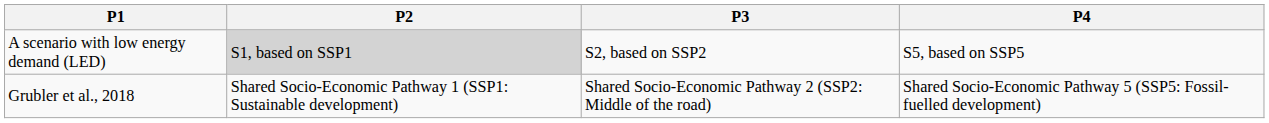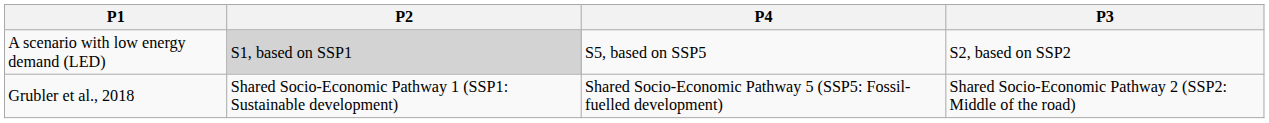columns swapped: (740, 17) <-> (1082, 17)
